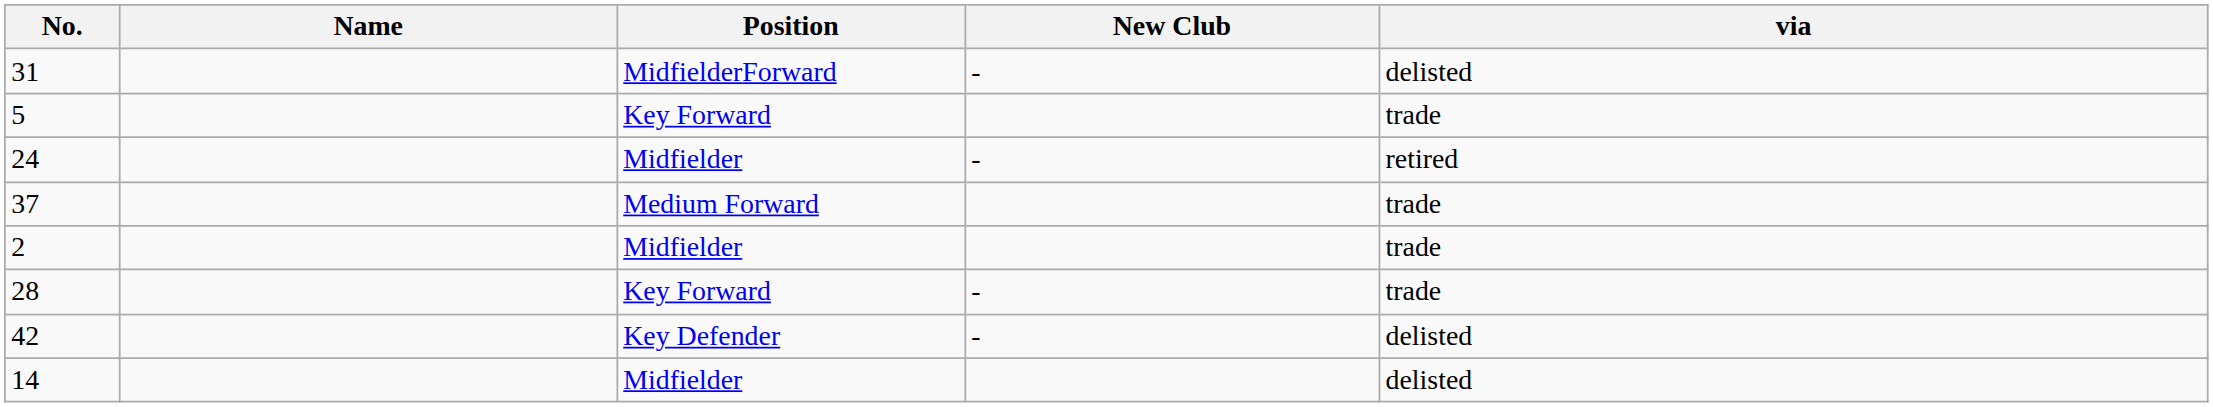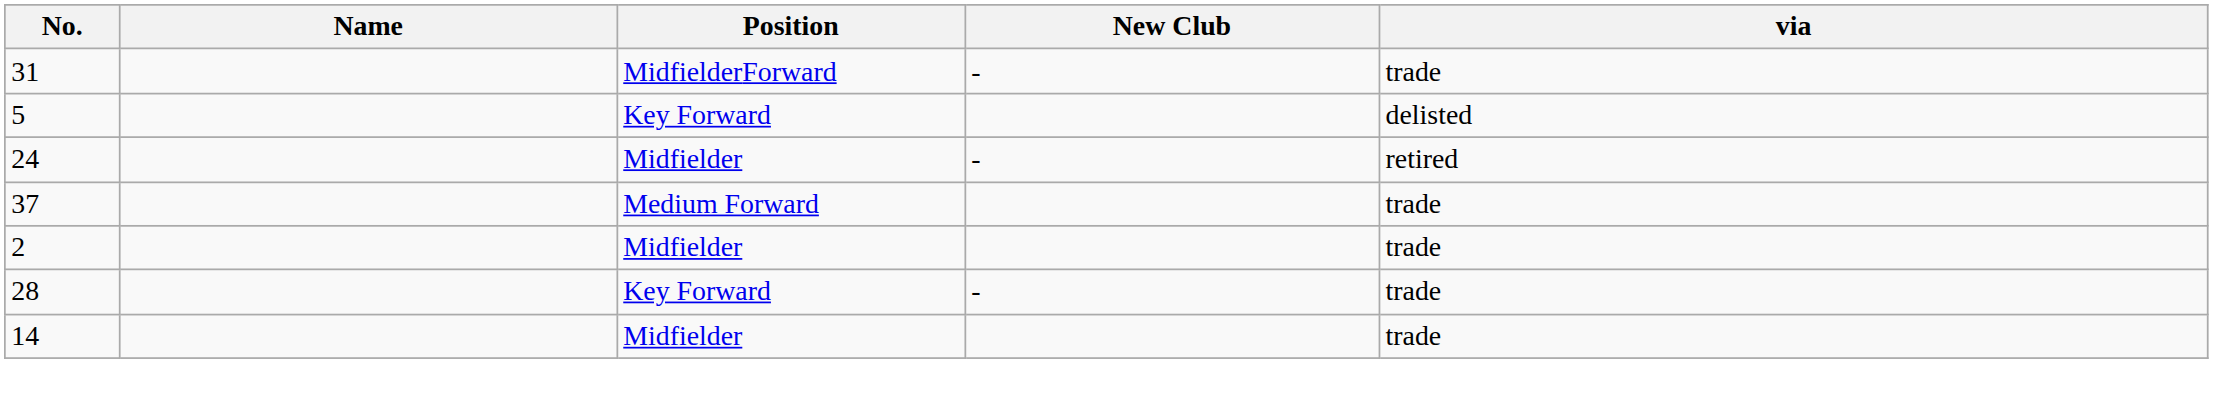(1429, 70) delisted -> (1413, 70) trade
(1413, 114) trade -> (1429, 114) delisted
- row: (25, 335)
(1429, 379) delisted -> (1413, 335) trade
